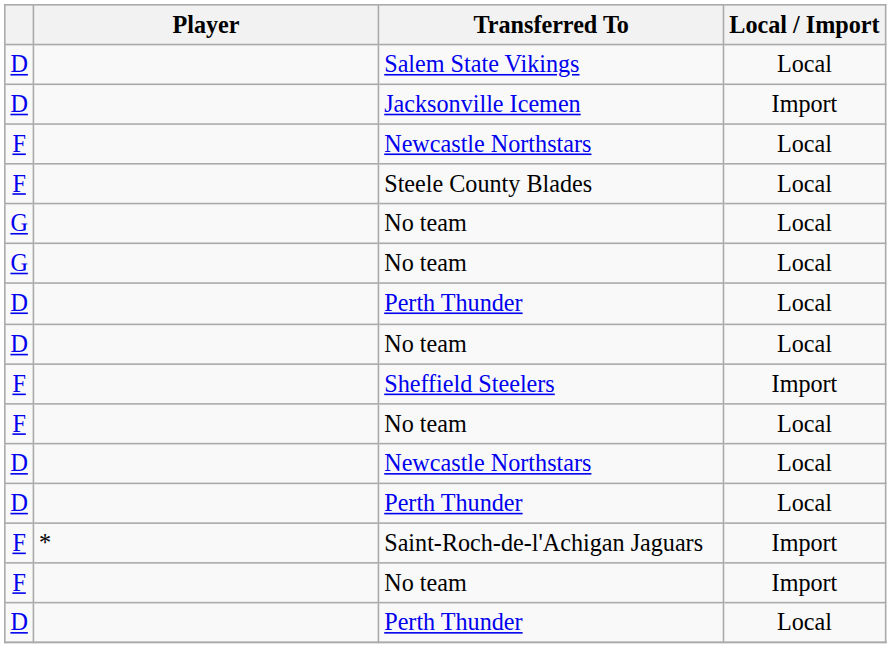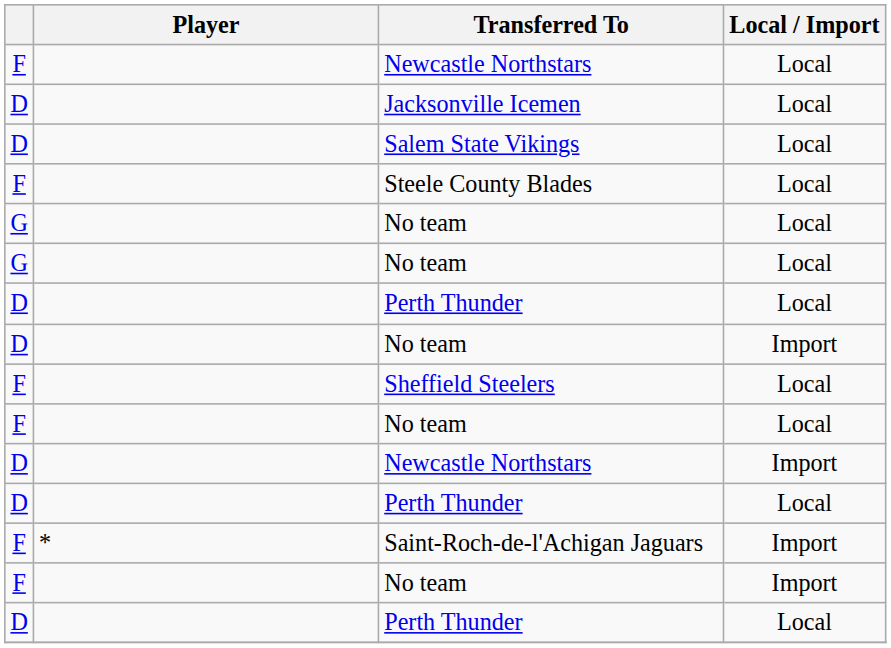rows swapped: (19, 64) <-> (19, 144)
(804, 104) Import -> (804, 104) Local
(804, 343) Local -> (804, 343) Import
(804, 383) Import -> (804, 383) Local
(804, 462) Local -> (804, 462) Import
